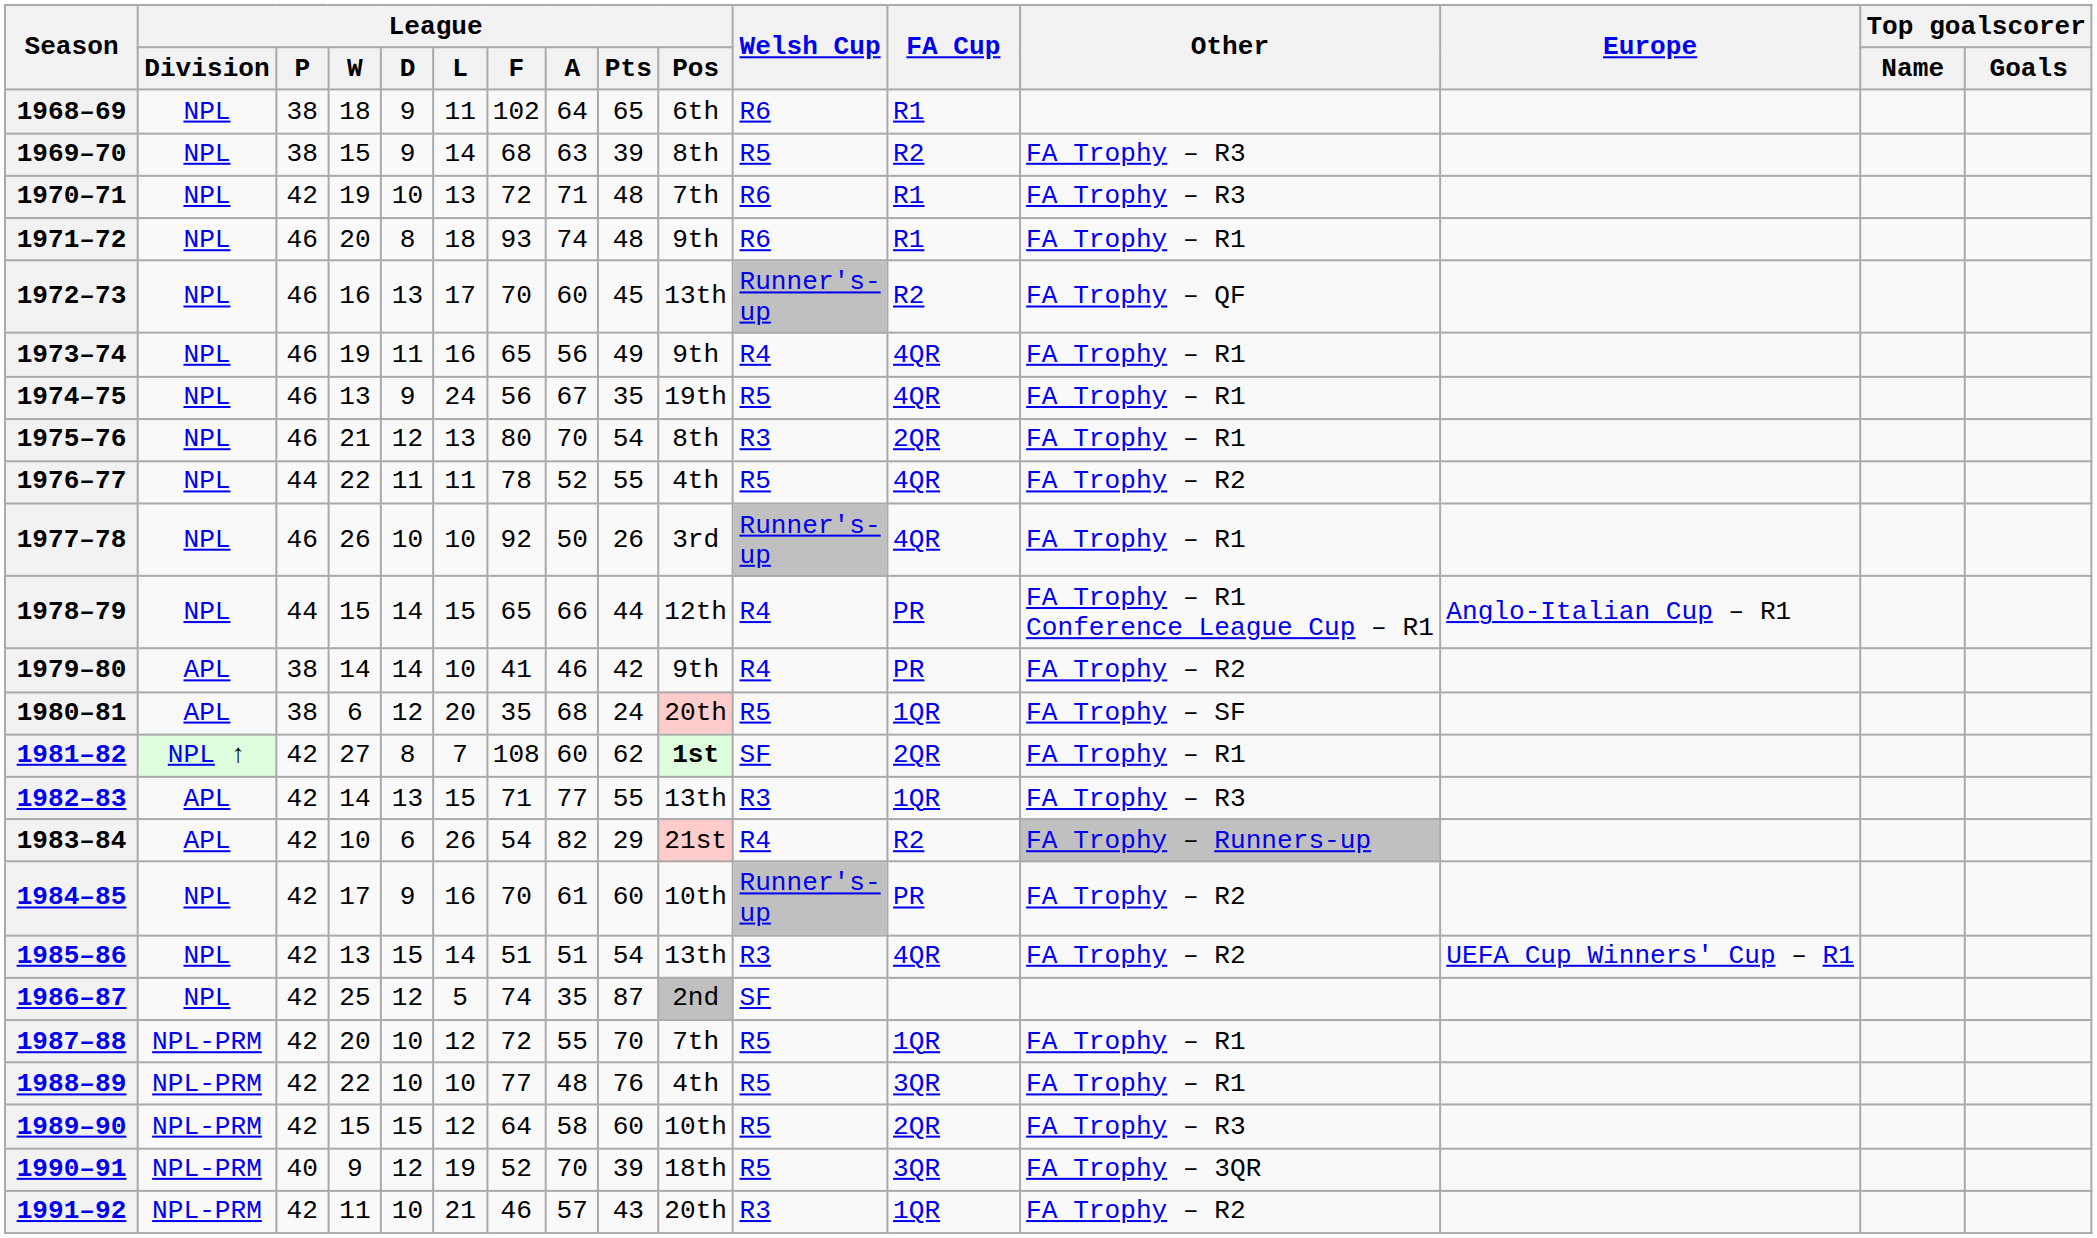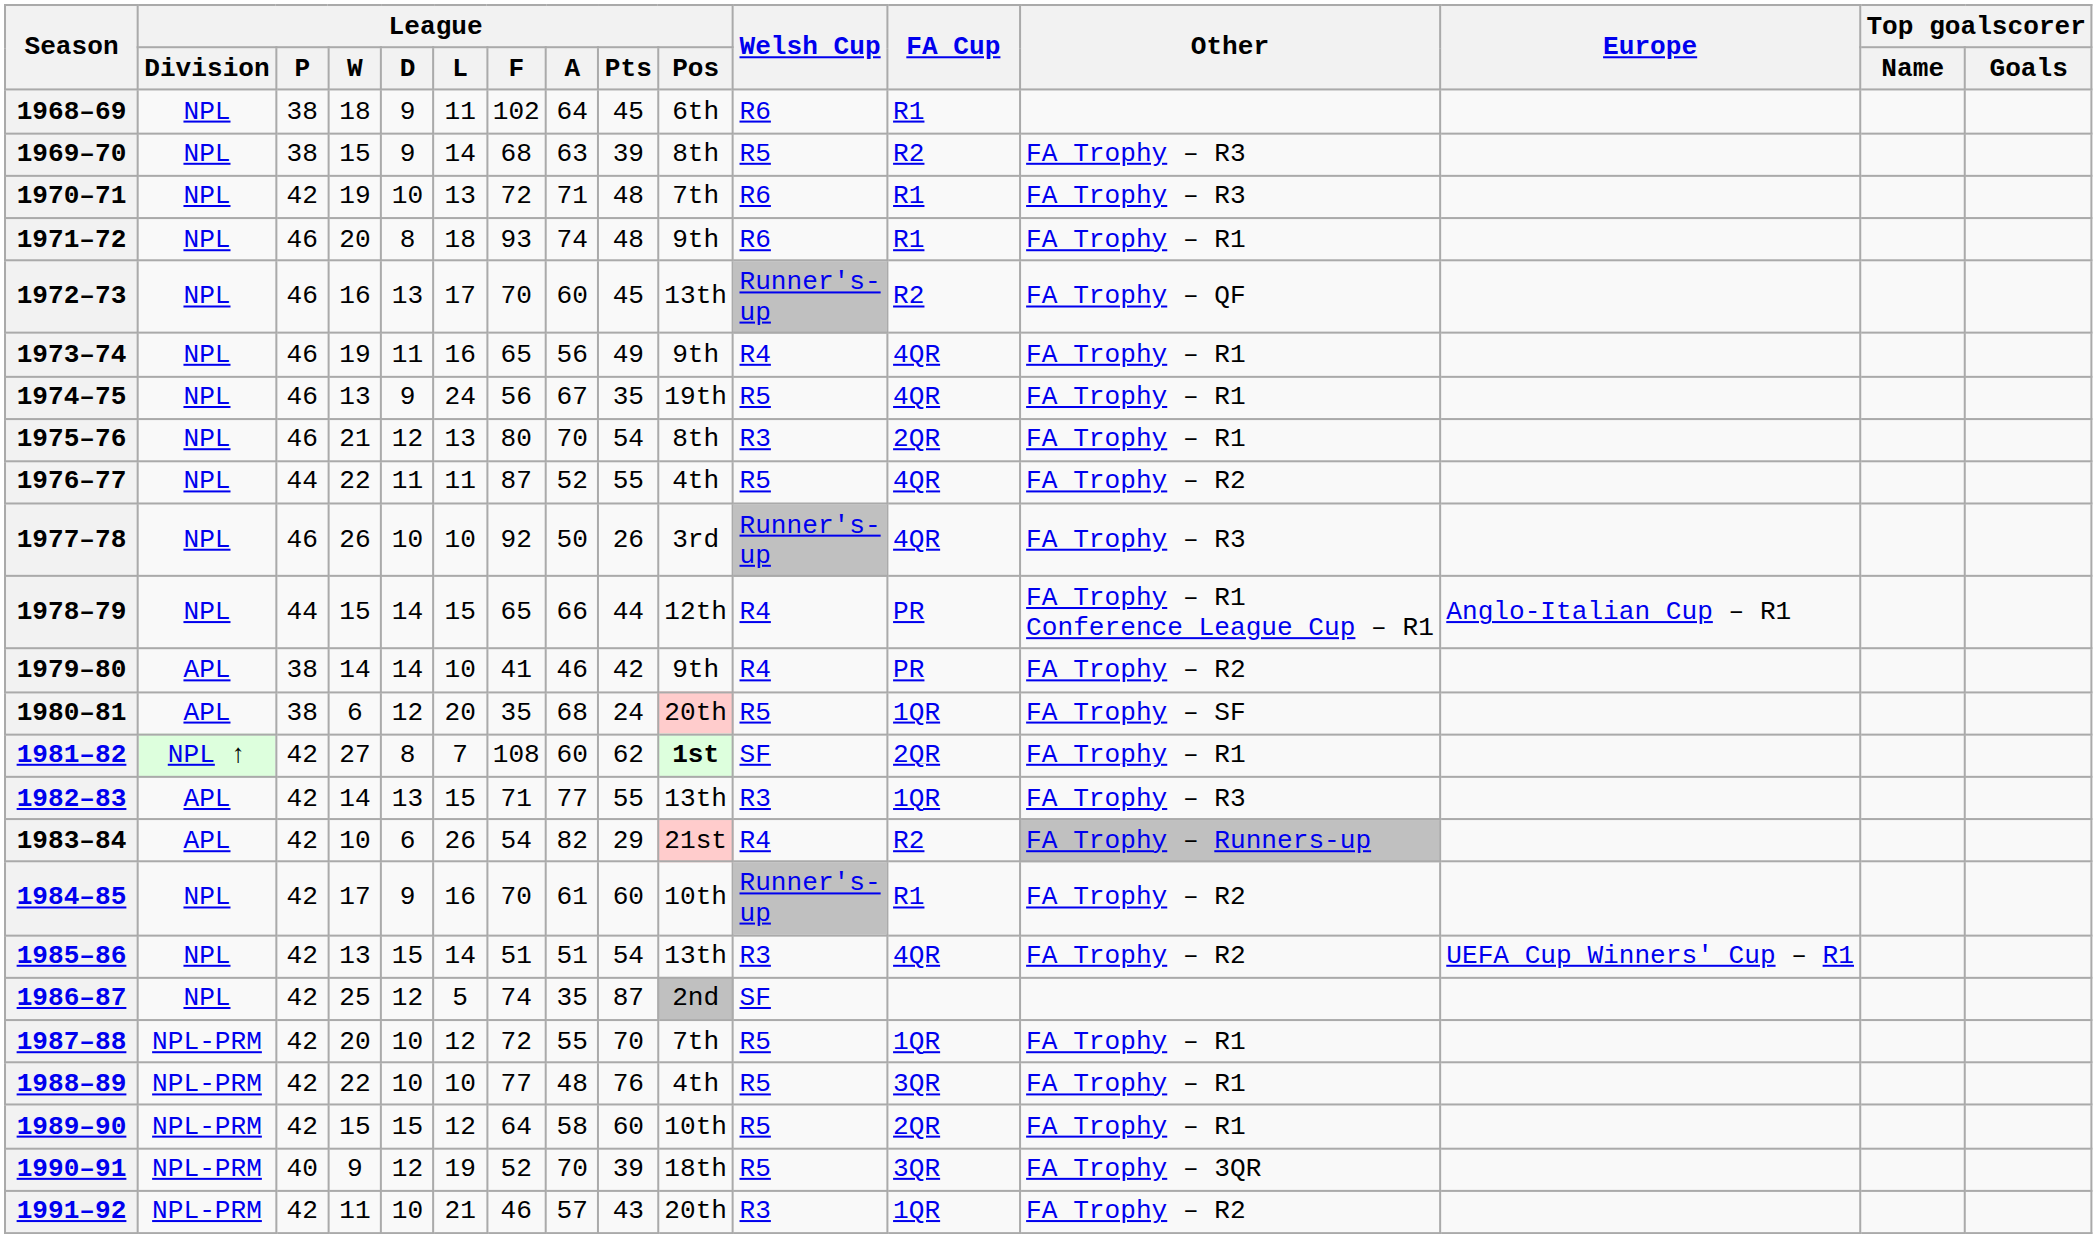(628, 111) 65 -> (628, 111) 45
(516, 482) 78 -> (516, 482) 87
(1136, 540) FA Trophy – R1 -> (1136, 540) FA Trophy – R3
(909, 898) PR -> (909, 898) R1
(1136, 1126) FA Trophy – R3 -> (1136, 1126) FA Trophy – R1
